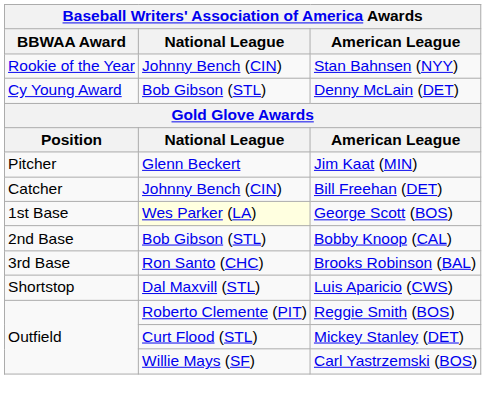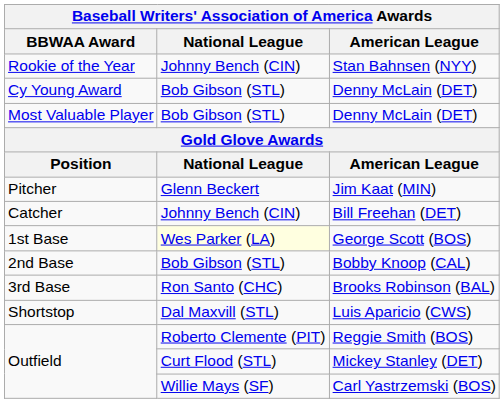+ row: (81, 115)
